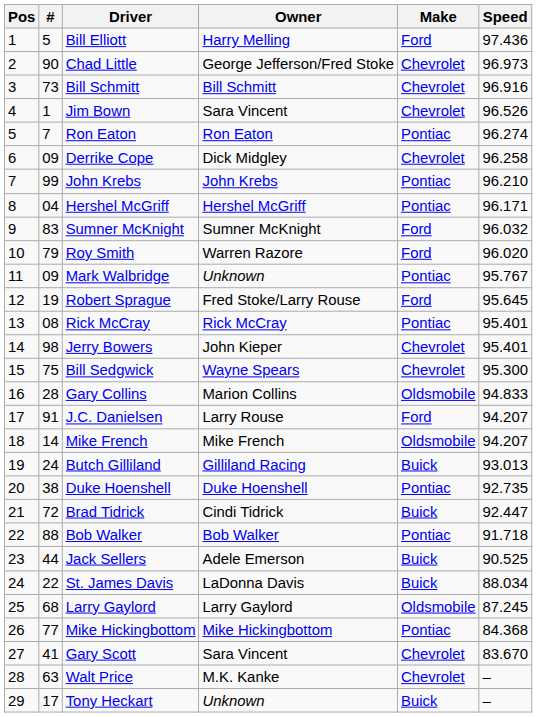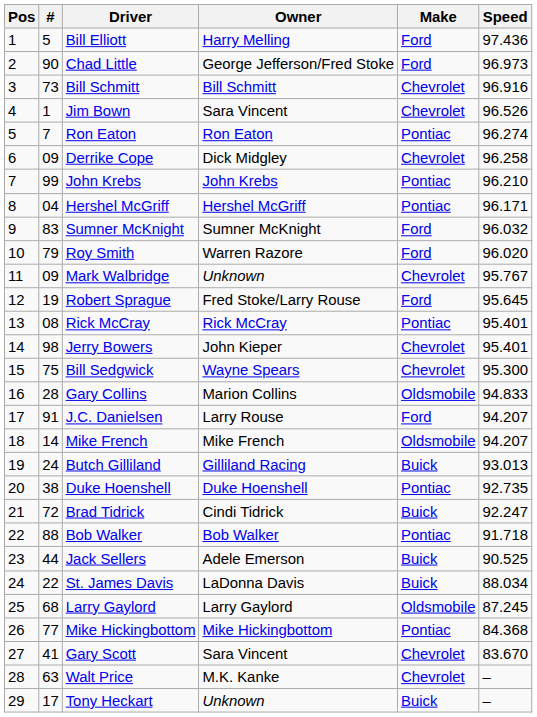(433, 64) Chevrolet -> (416, 64) Ford
(426, 276) Pontiac -> (433, 276) Chevrolet
(505, 512) 92.447 -> (505, 512) 92.247
